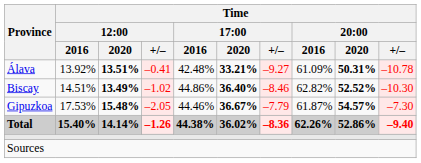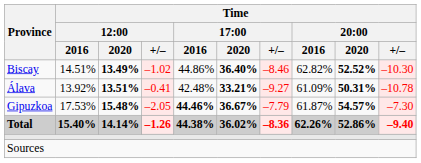rows swapped: (21, 69) <-> (23, 87)
(196, 106) normal -> (195, 106) bold
